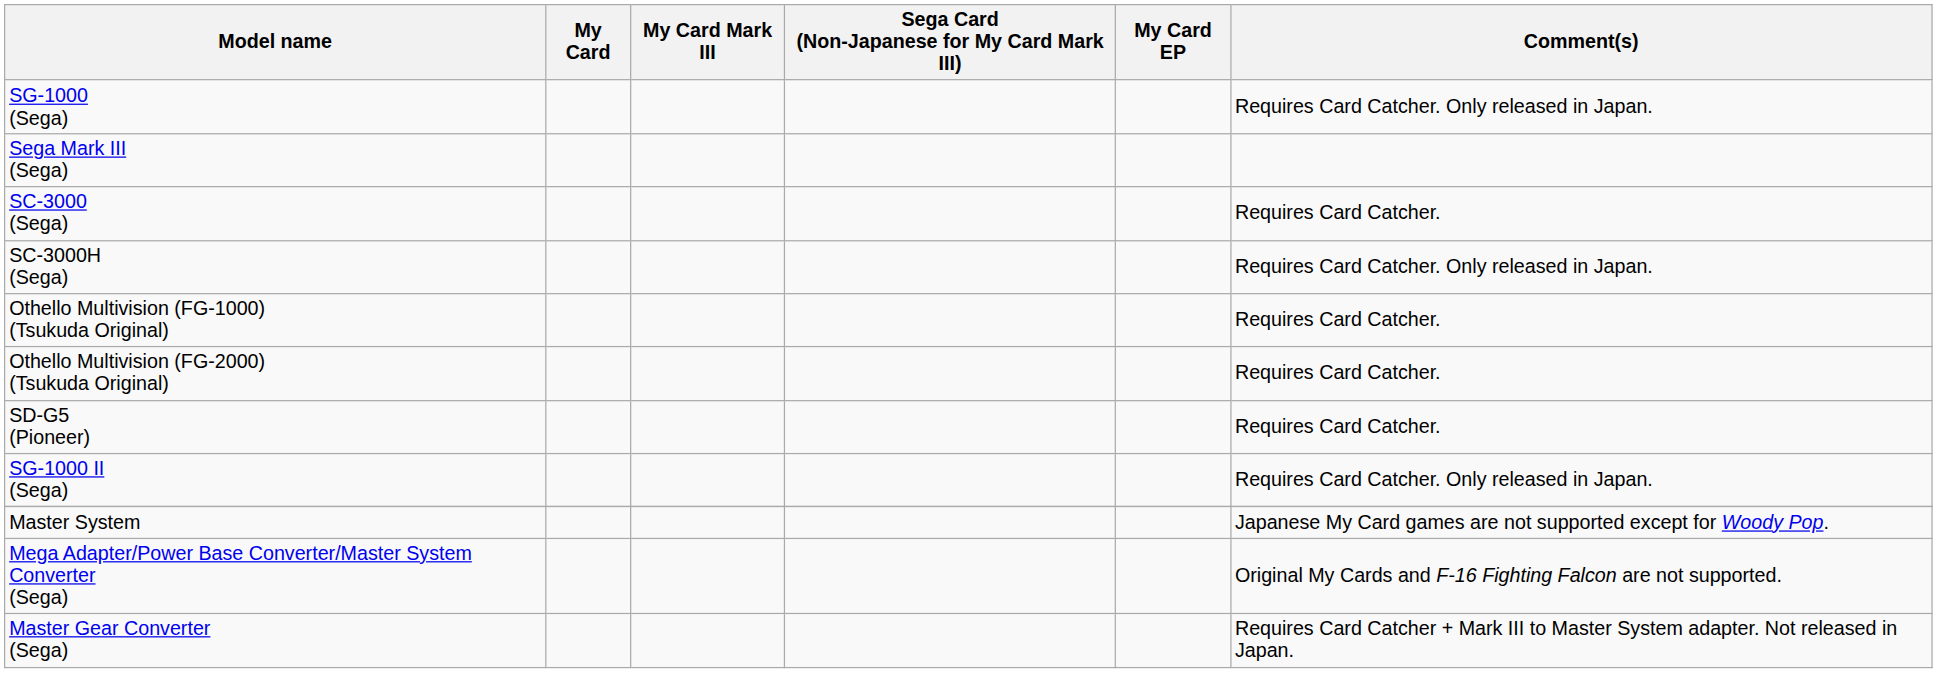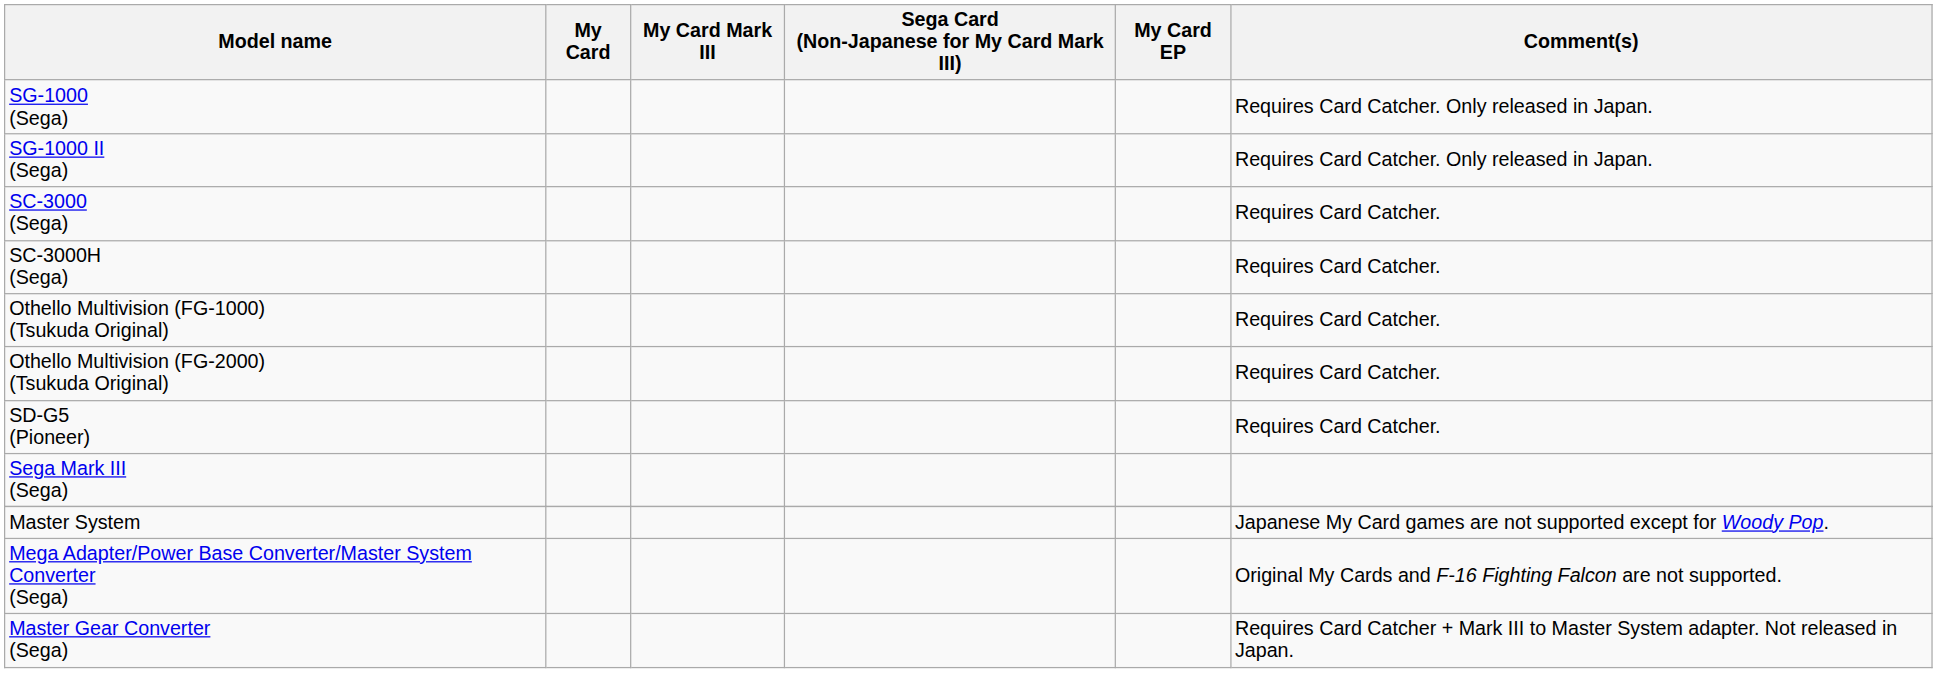rows swapped: (57, 480) <-> (68, 160)
(1444, 266) Requires Card Catcher. Only released in Japan. -> (1338, 266) Requires Card Catcher.
